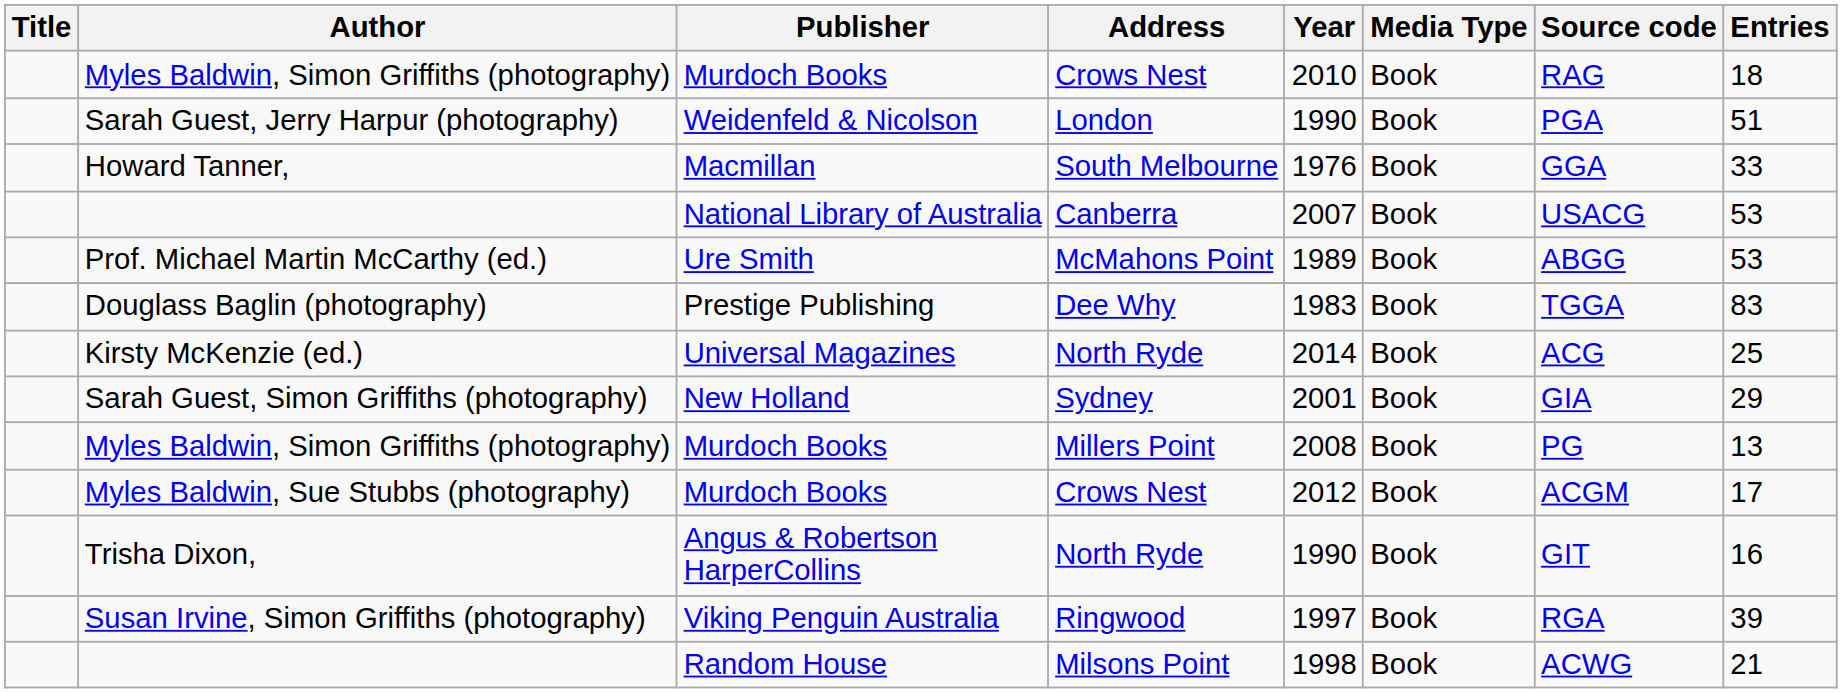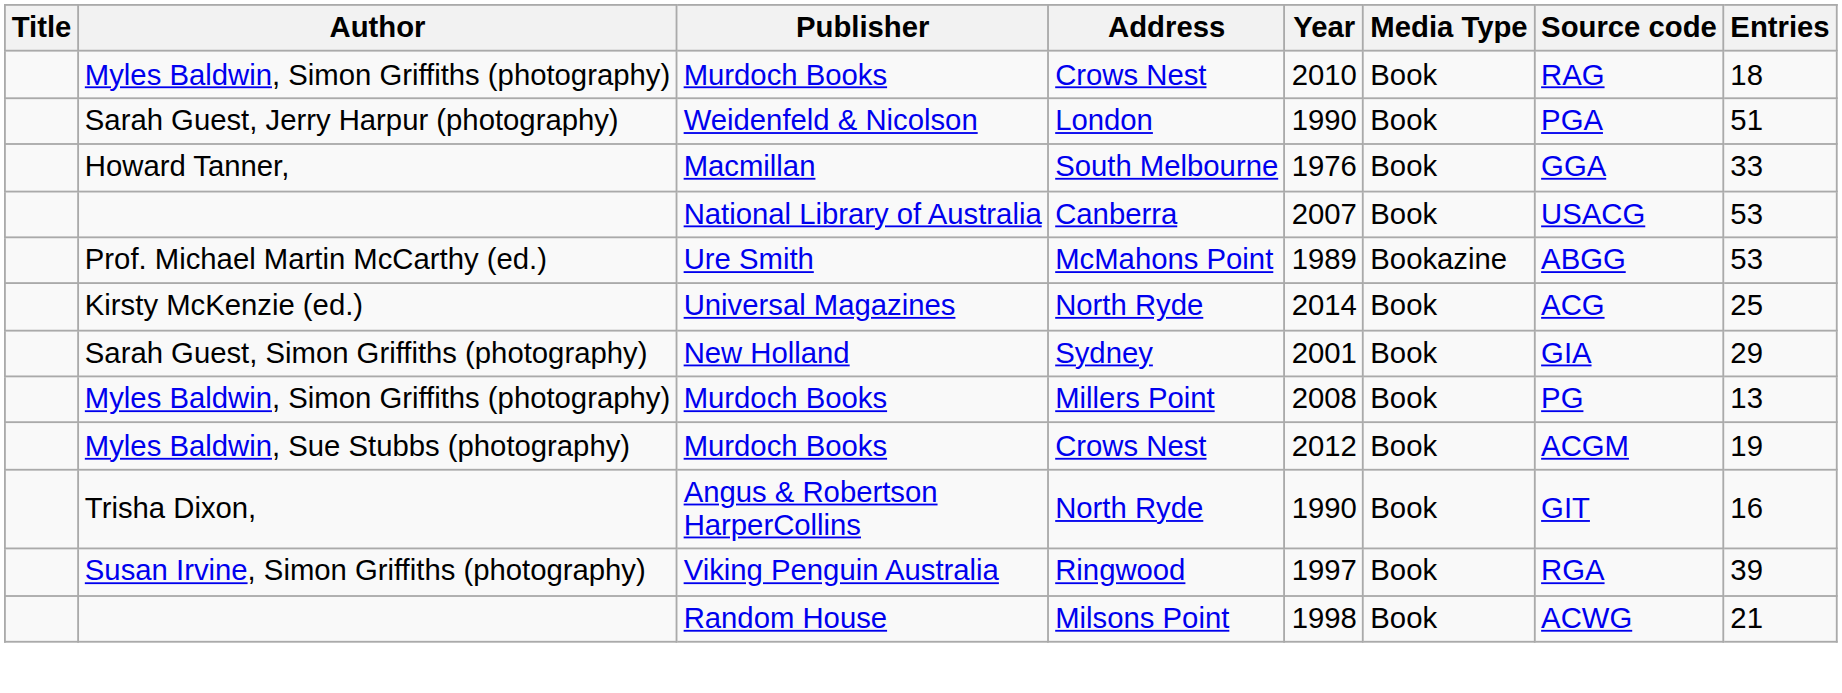(1404, 259) Book -> (1439, 259) Bookazine
- row: (286, 306)
(1747, 492) 17 -> (1747, 445) 19
